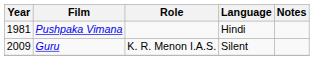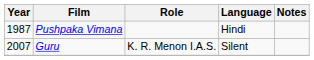(19, 30) 1981 -> (19, 30) 1987
(19, 47) 2009 -> (19, 47) 2007
